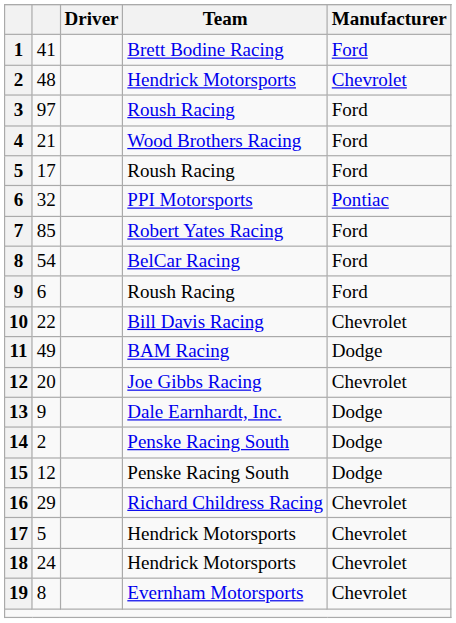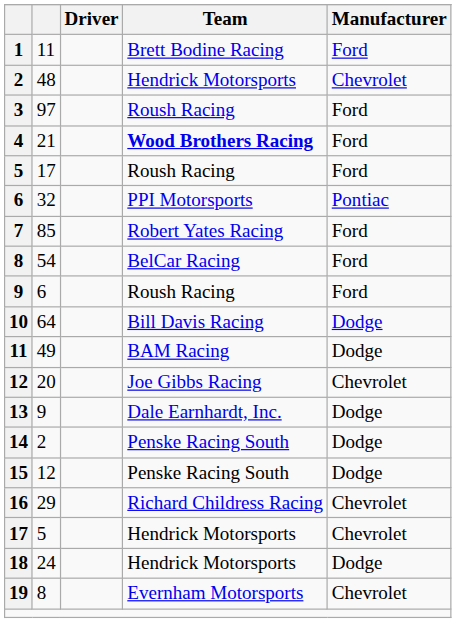(46, 49) 41 -> (46, 49) 11
(214, 140) normal -> (220, 140) bold
(46, 321) 22 -> (46, 321) 64
(369, 321) Chevrolet -> (357, 321) Dodge
(369, 563) Chevrolet -> (357, 563) Dodge
